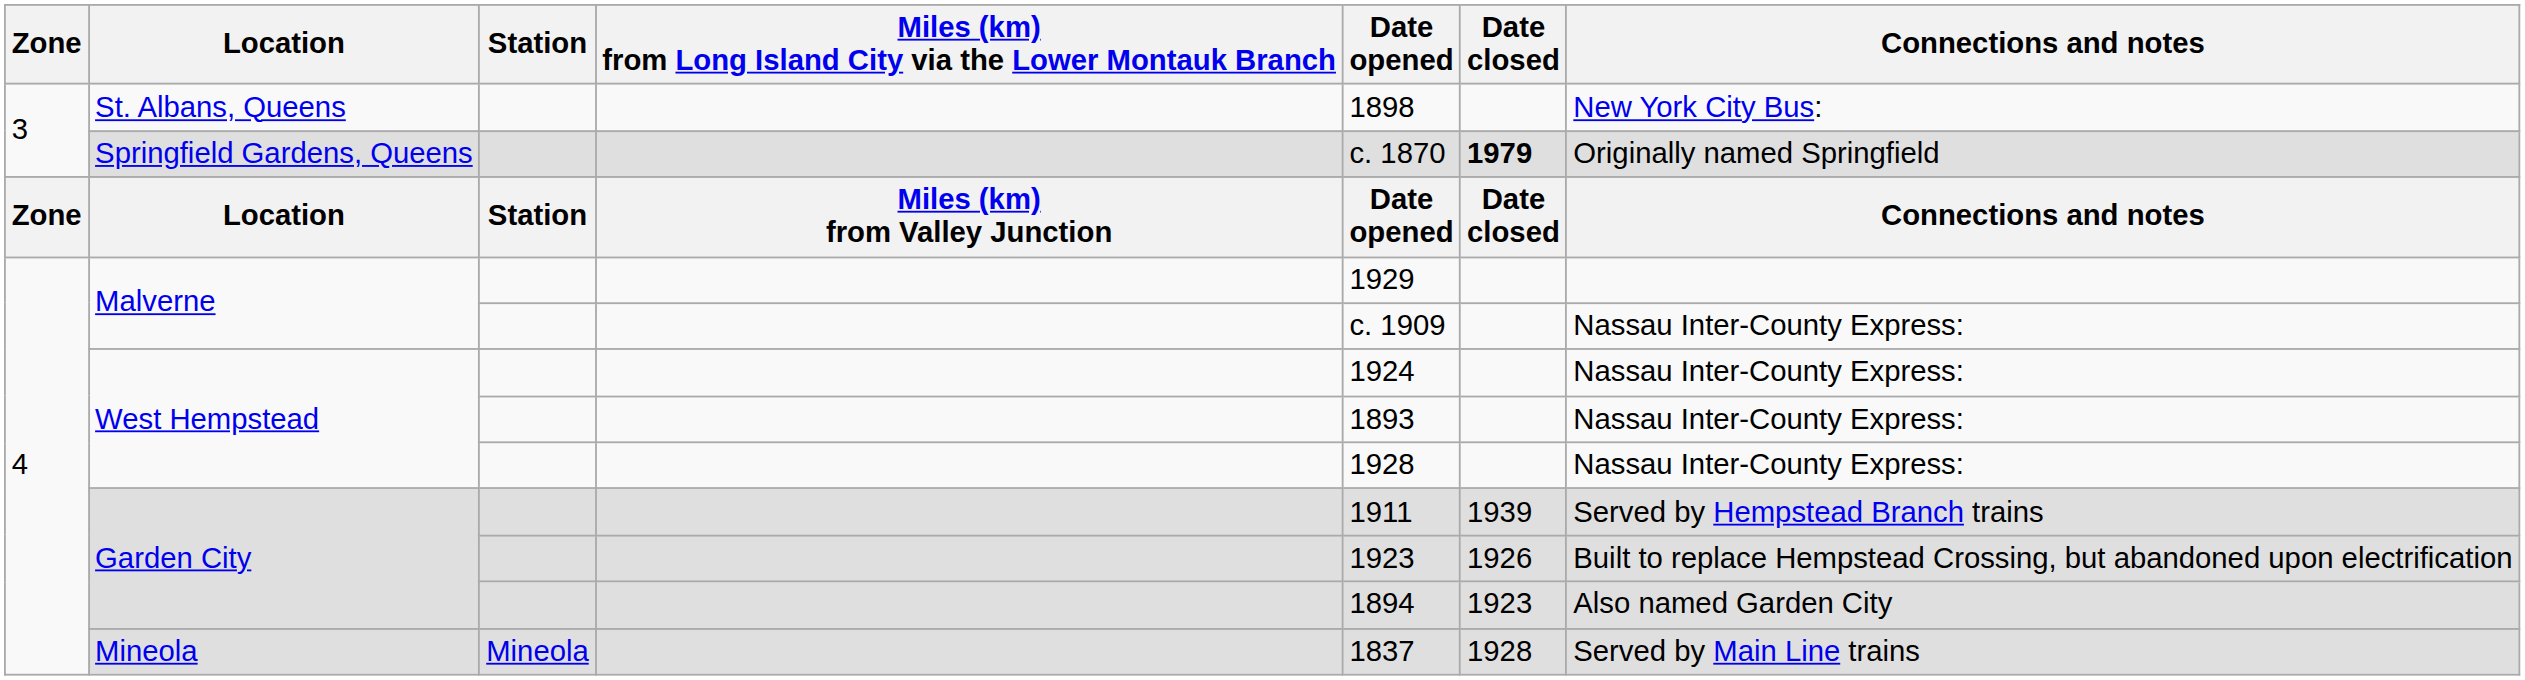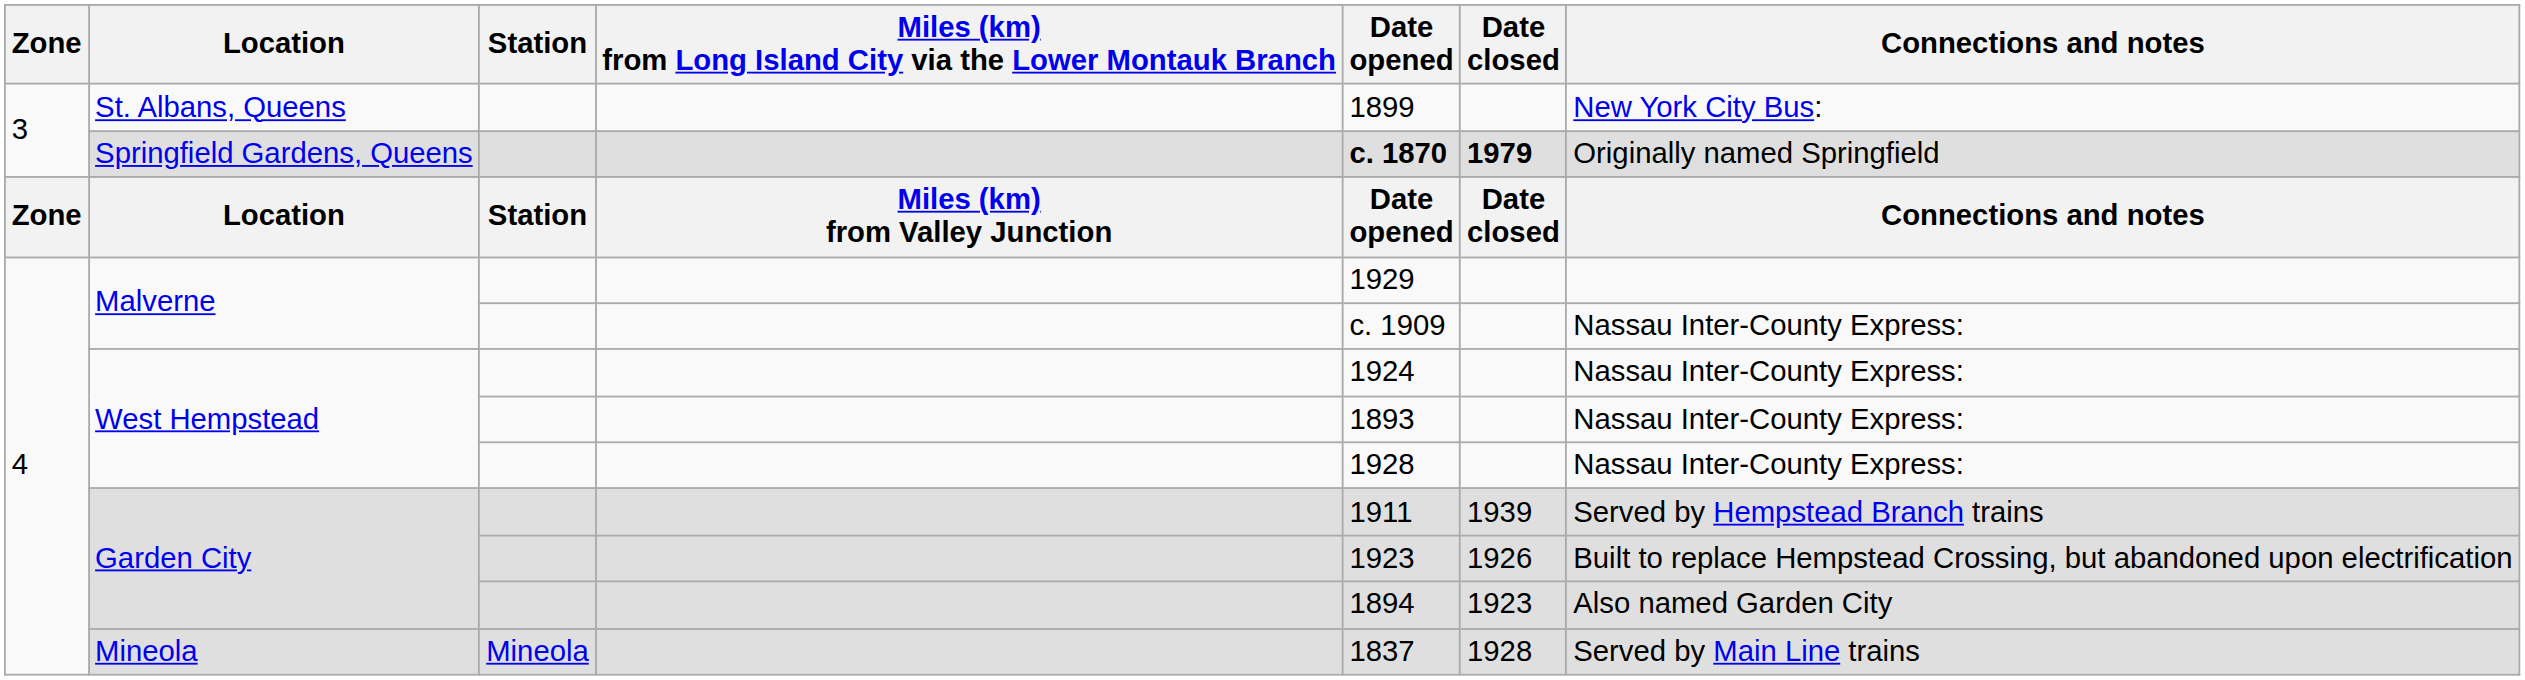(1382, 107) 1898 -> (1382, 107) 1899
(1397, 153) normal -> (1398, 153) bold
